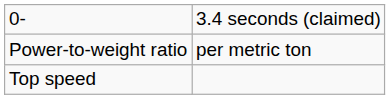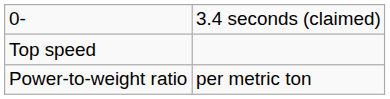rows swapped: (53, 79) <-> (98, 49)
